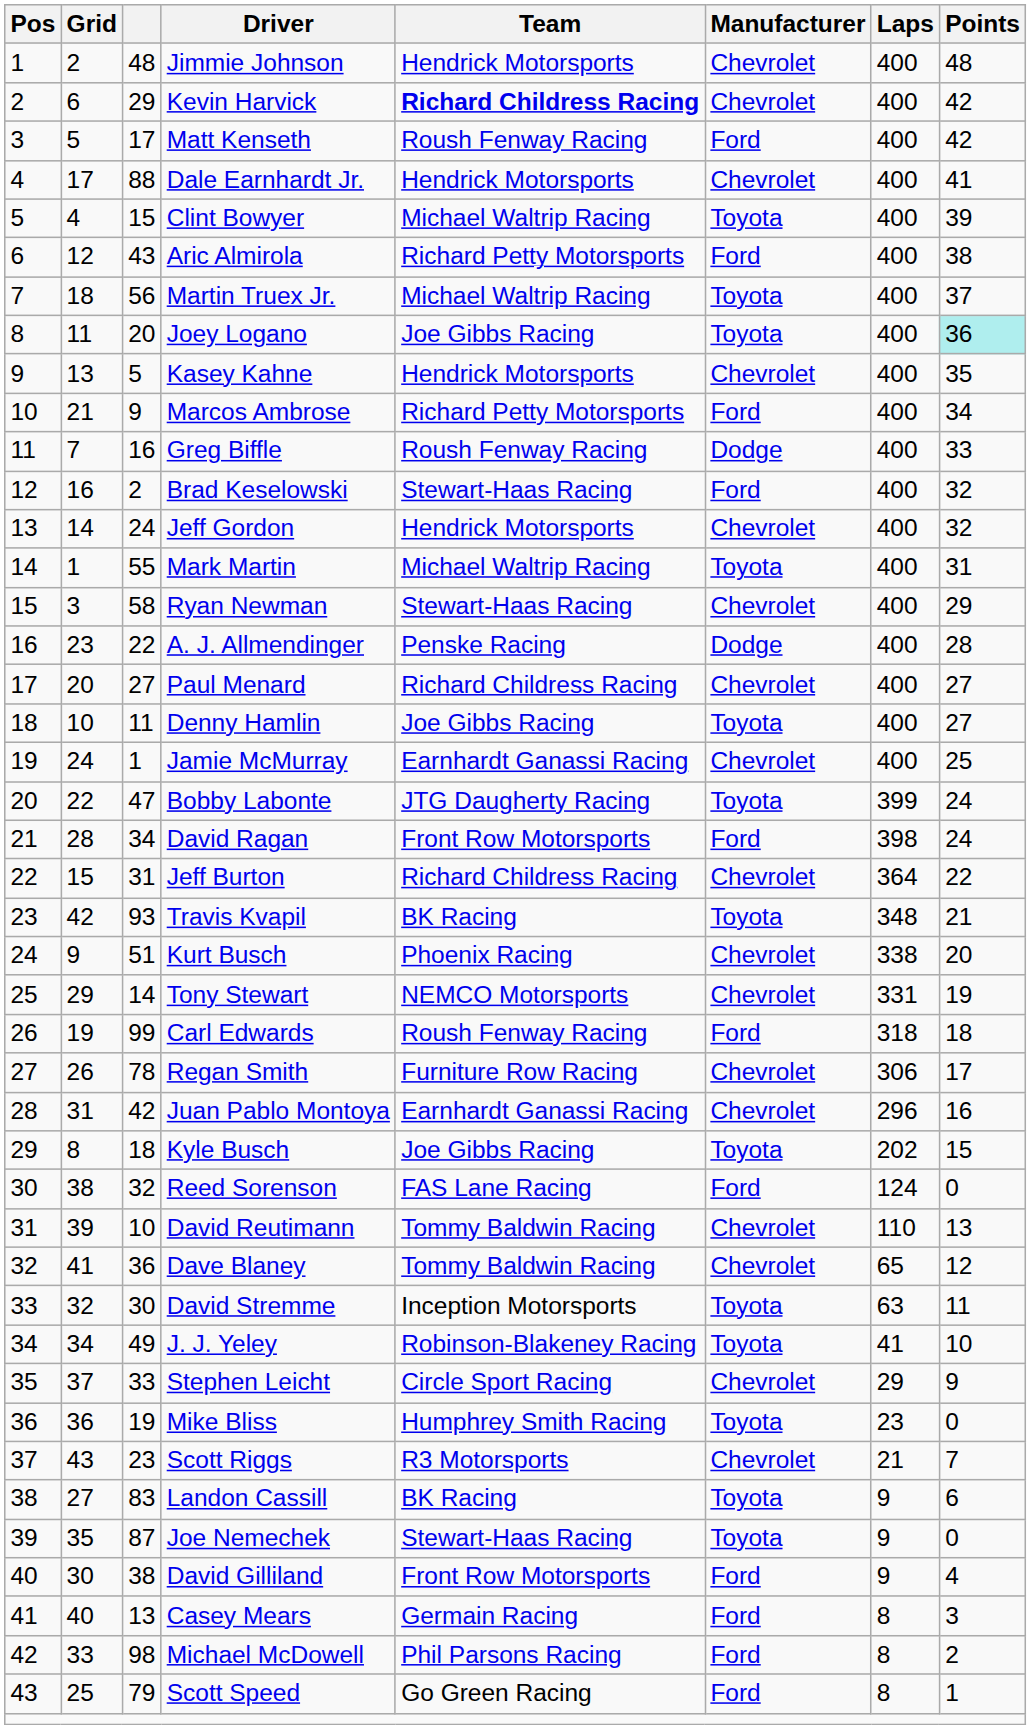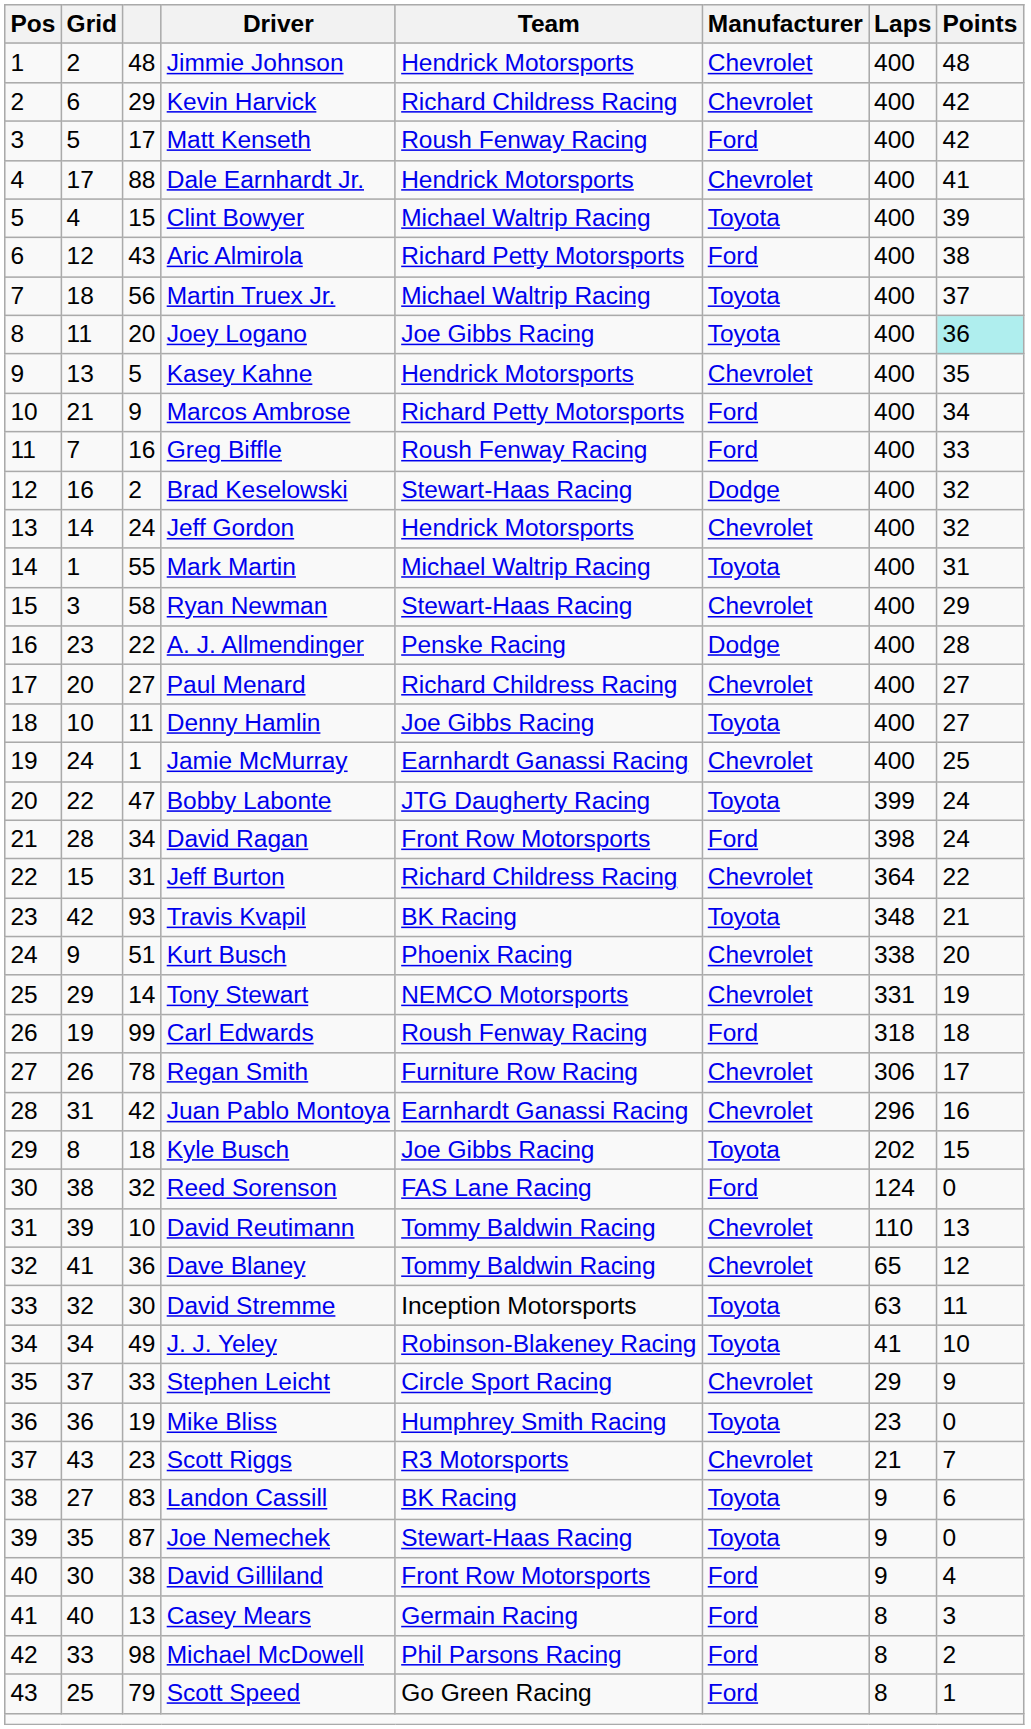(550, 101) bold -> (539, 101) normal
(746, 450) Dodge -> (733, 450) Ford
(736, 489) Ford -> (744, 489) Dodge
